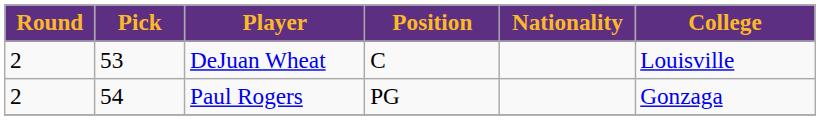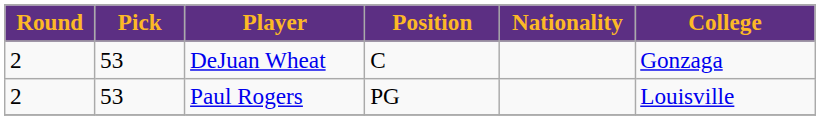(687, 59) Louisville -> (681, 59) Gonzaga
(112, 96) 54 -> (112, 96) 53
(681, 96) Gonzaga -> (687, 96) Louisville
